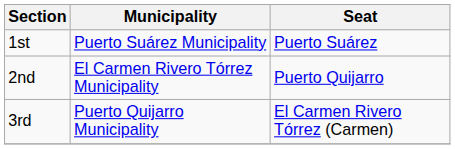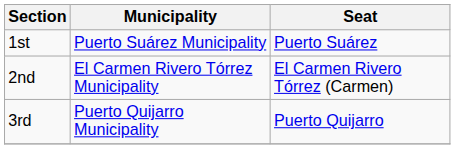(329, 77) Puerto Quijarro -> (338, 77) El Carmen Rivero Tórrez (Carmen)
(338, 121) El Carmen Rivero Tórrez (Carmen) -> (329, 121) Puerto Quijarro
